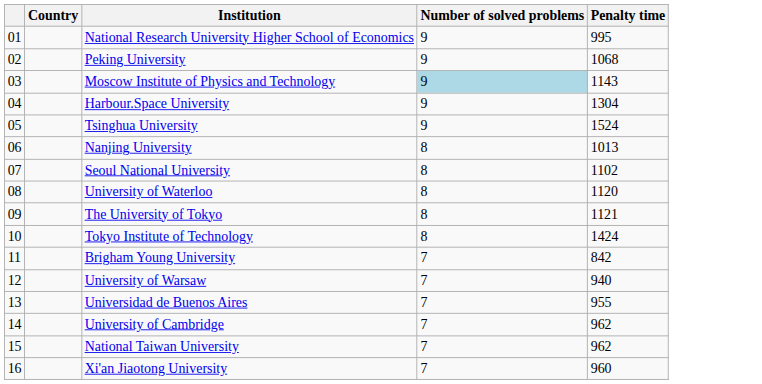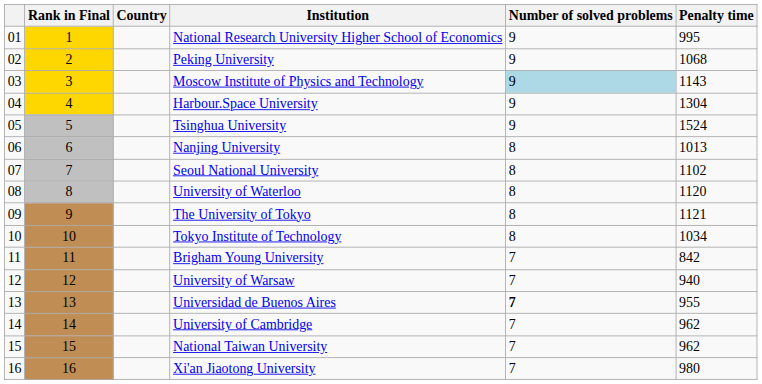+ column: (69, 15)
(605, 236) 1424 -> (693, 236) 1034
(424, 302) normal -> (512, 302) bold
(601, 368) 960 -> (690, 368) 980
